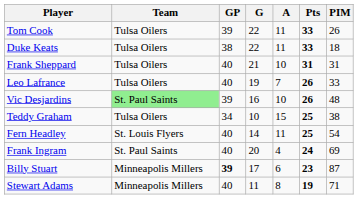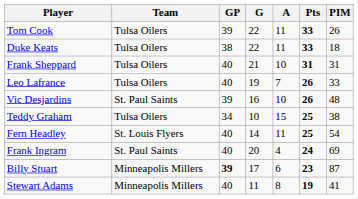(146, 99) lightgreen background -> (146, 99) no background
(334, 185) 71 -> (334, 185) 41
